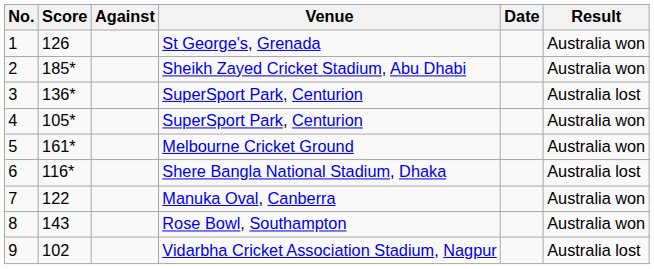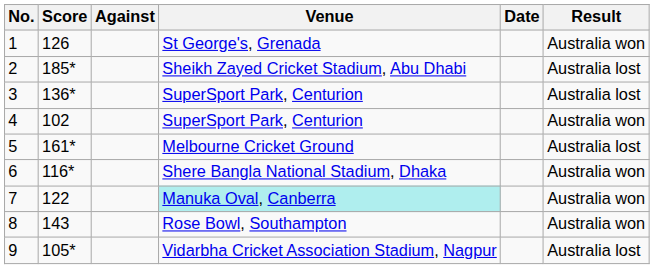(596, 69) Australia won -> (594, 69) Australia lost
(59, 120) 105* -> (56, 120) 102
(596, 146) Australia won -> (594, 146) Australia lost
(594, 172) Australia lost -> (596, 172) Australia won
(249, 198) no background -> (249, 198) paleturquoise background
(56, 250) 102 -> (59, 250) 105*
